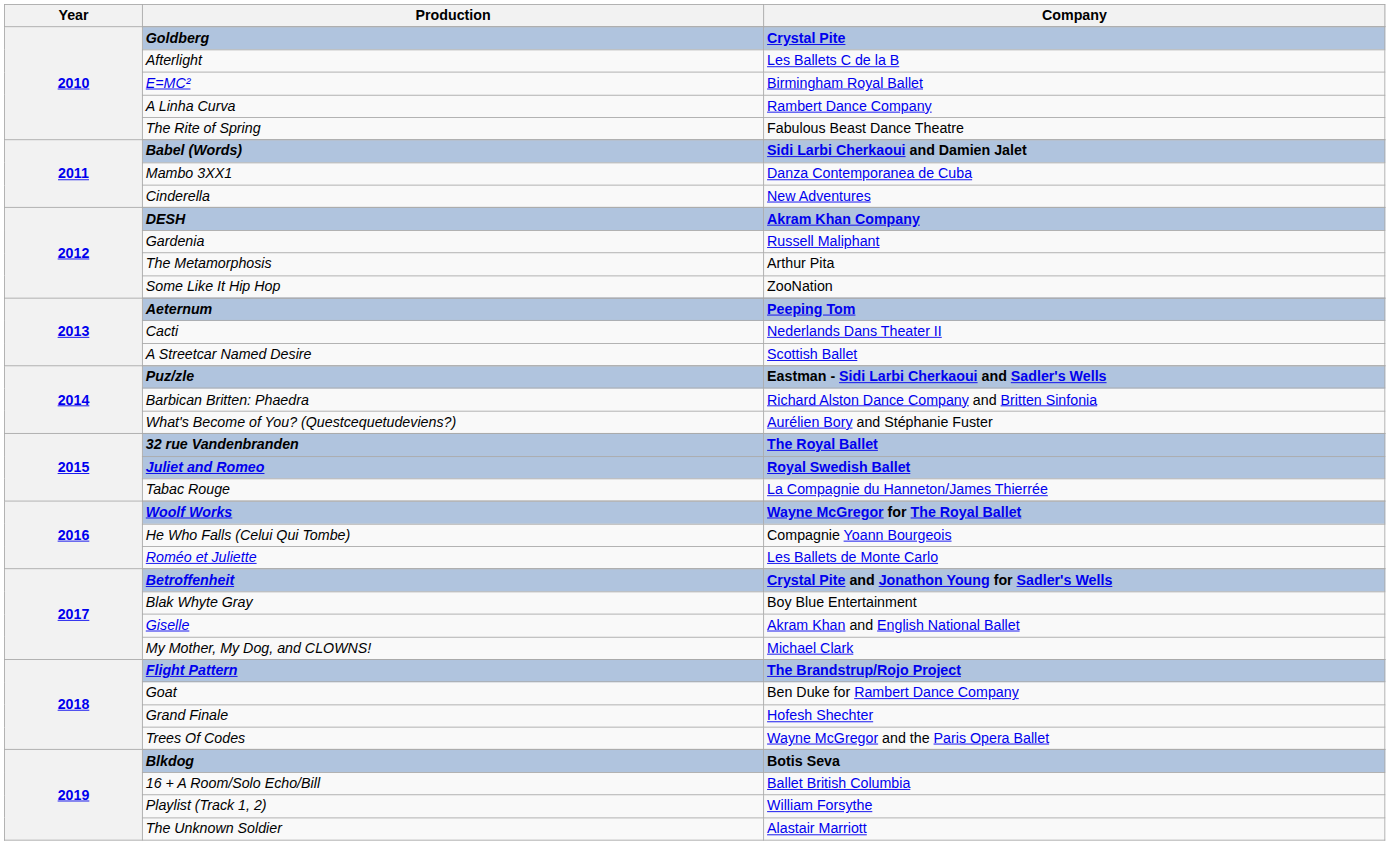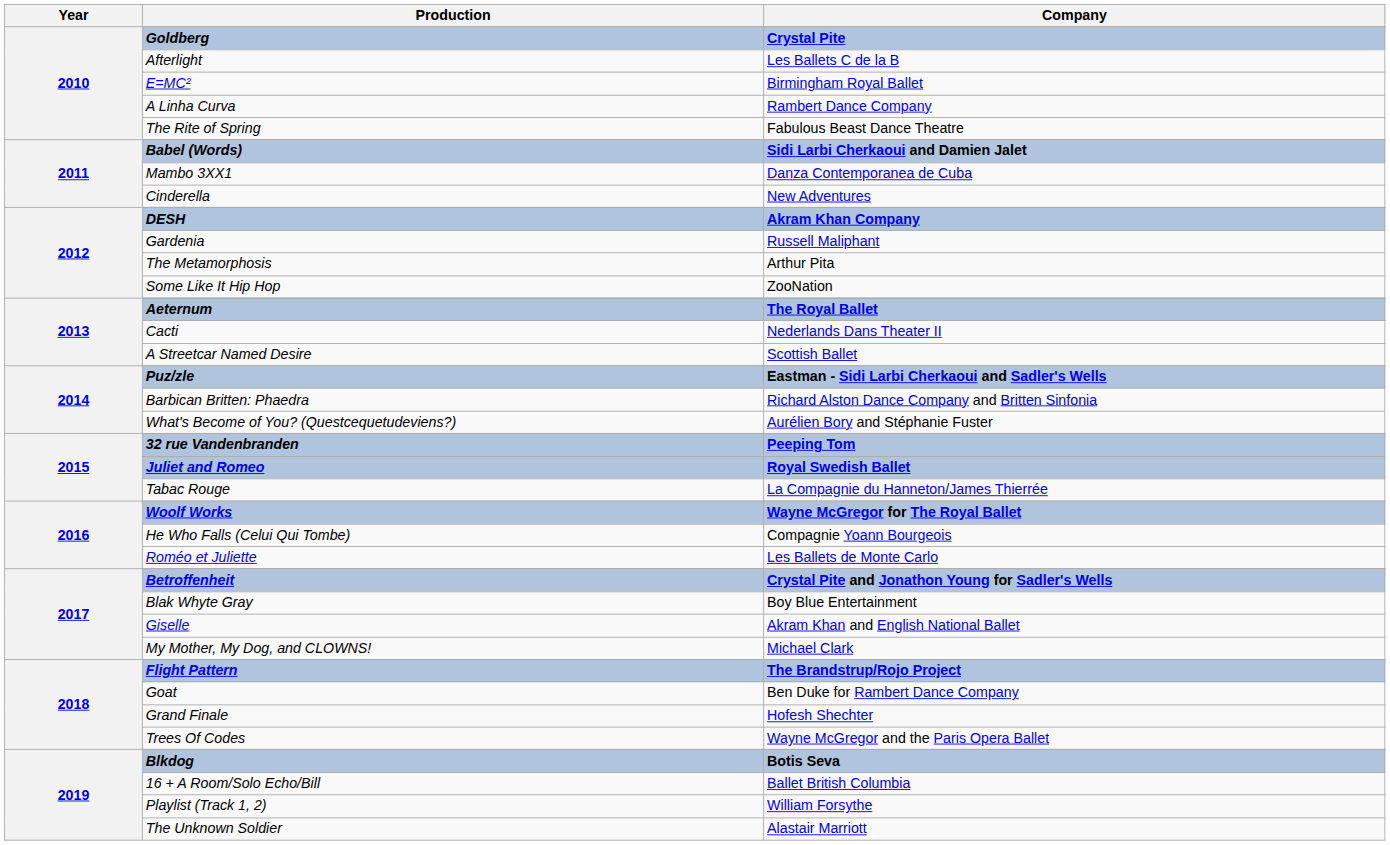(811, 309) Peeping Tom -> (822, 309) The Royal Ballet
(822, 444) The Royal Ballet -> (811, 444) Peeping Tom
